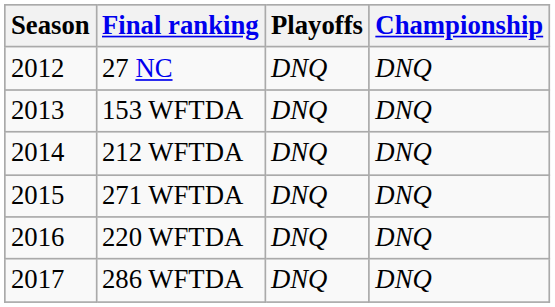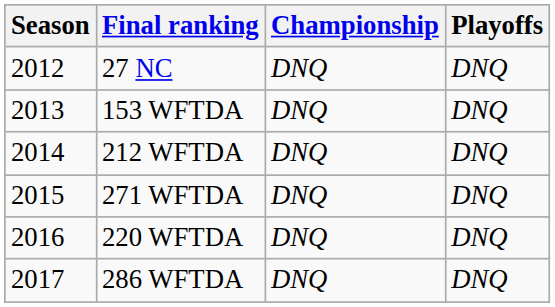columns swapped: (317, 25) <-> (459, 25)
